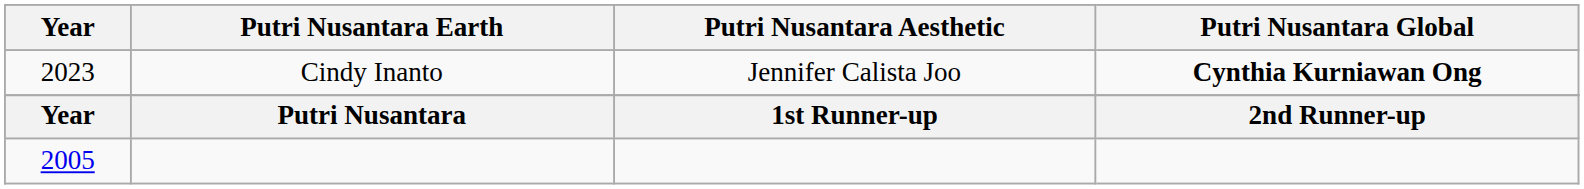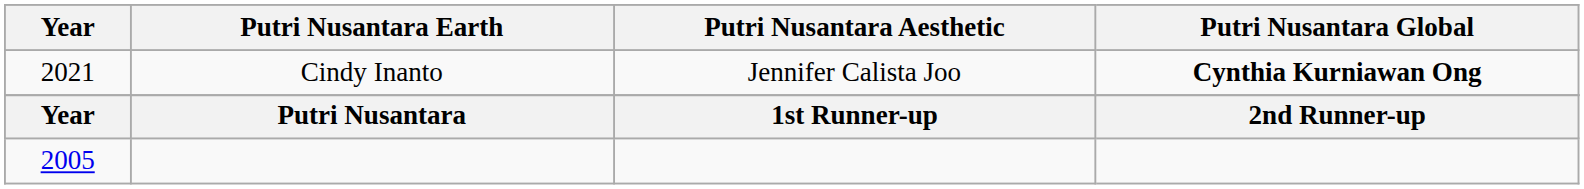(68, 71) 2023 -> (68, 71) 2021
